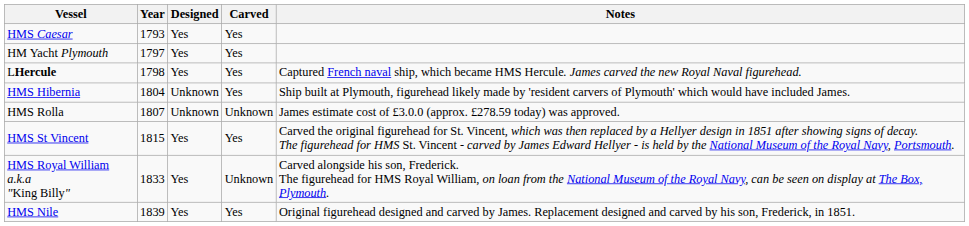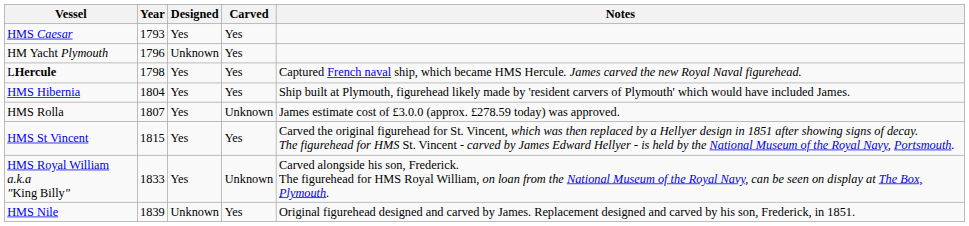(152, 53) 1797 -> (152, 53) 1796
(179, 53) Yes -> (195, 53) Unknown
(195, 92) Unknown -> (179, 92) Yes
(195, 111) Unknown -> (179, 111) Yes
(179, 212) Yes -> (195, 212) Unknown
